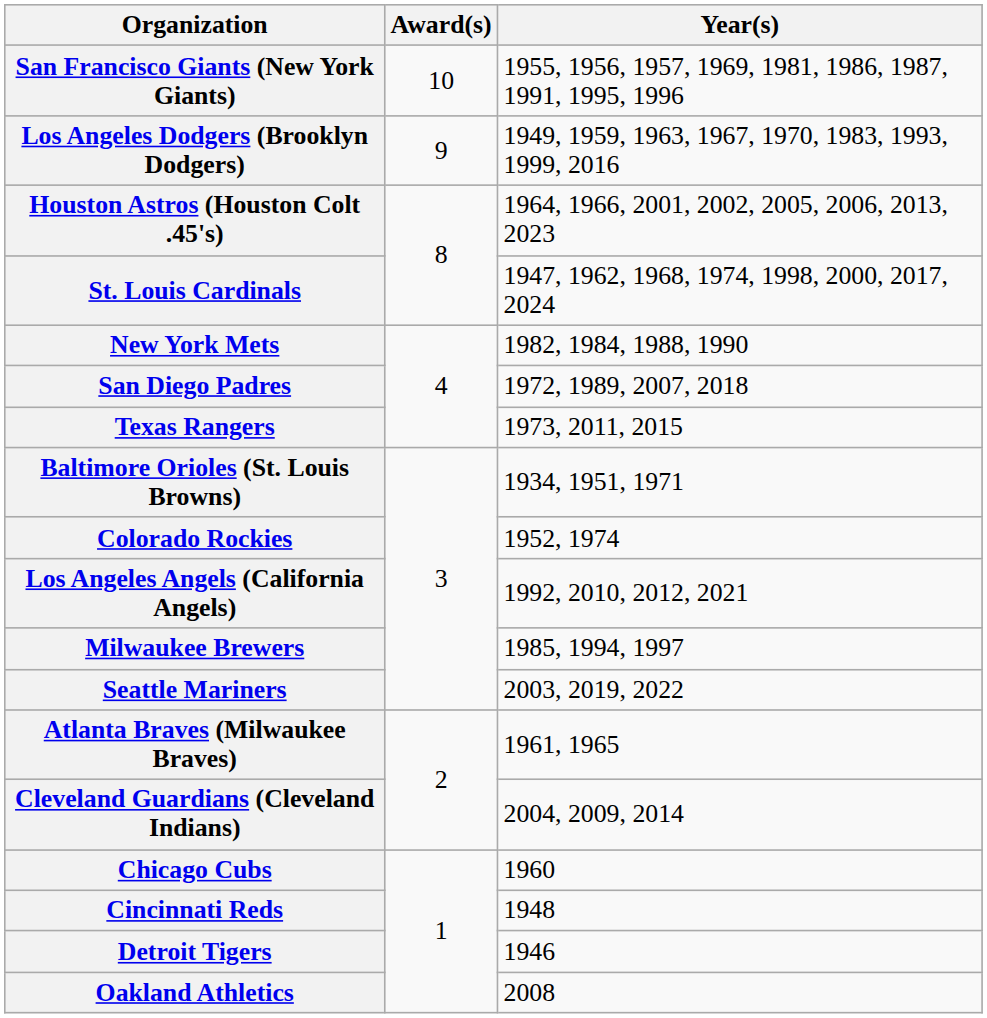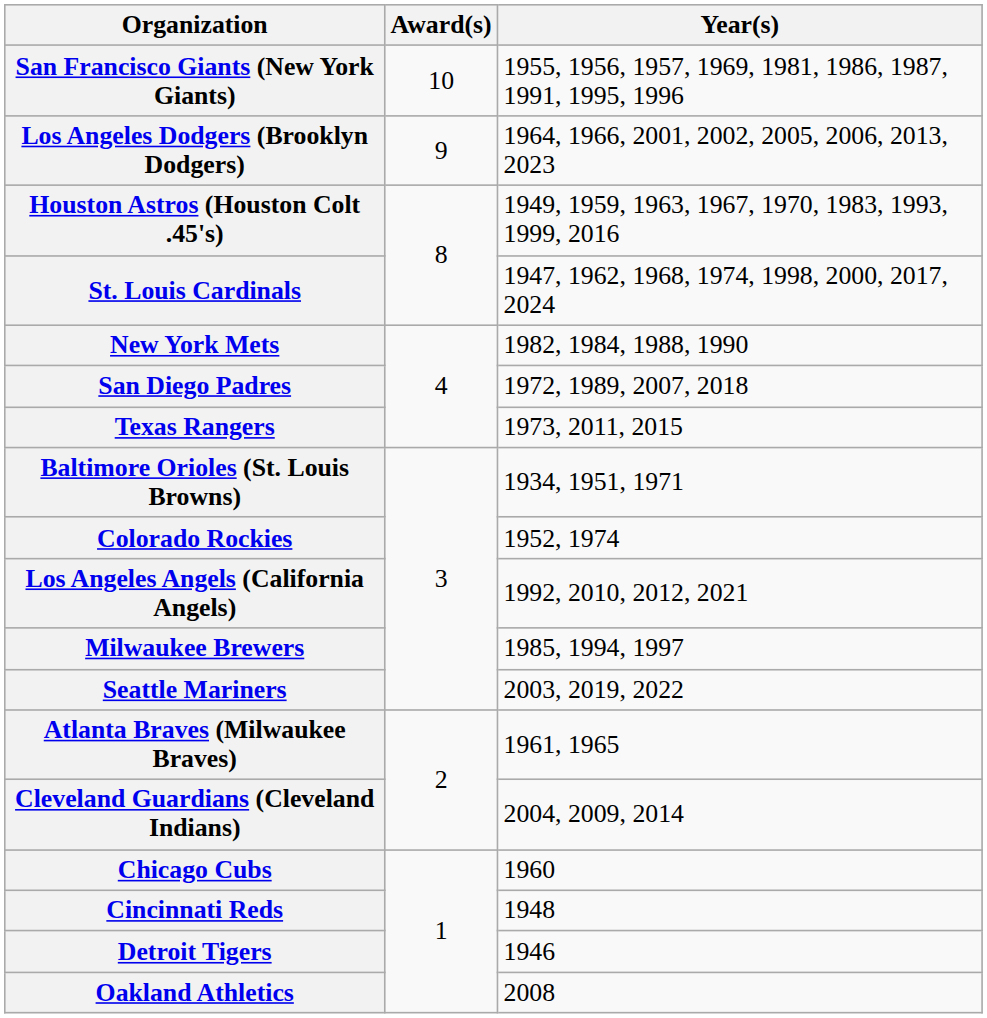(726, 150) 1949, 1959, 1963, 1967, 1970, 1983, 1993, 1999, 2016 -> (726, 150) 1964, 1966, 2001, 2002, 2005, 2006, 2013, 2023
(726, 219) 1964, 1966, 2001, 2002, 2005, 2006, 2013, 2023 -> (726, 219) 1949, 1959, 1963, 1967, 1970, 1983, 1993, 1999, 2016
